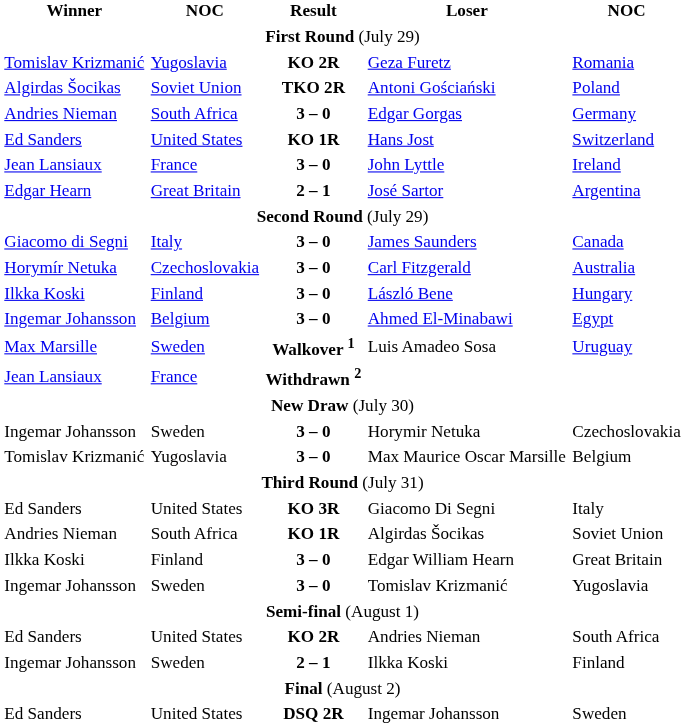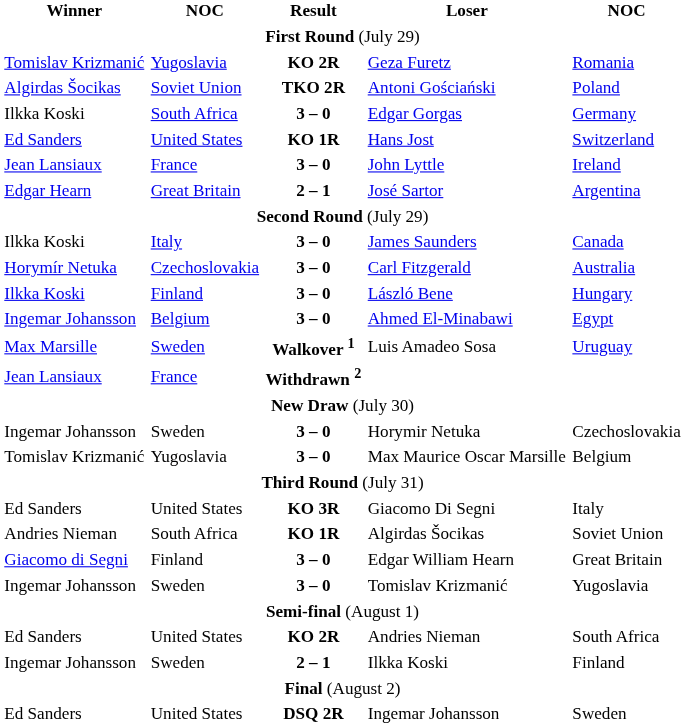(61, 113) Andries Nieman -> (44, 113) Ilkka Koski
(66, 241) Giacomo di Segni -> (44, 241) Ilkka Koski
(44, 559) Ilkka Koski -> (66, 559) Giacomo di Segni
